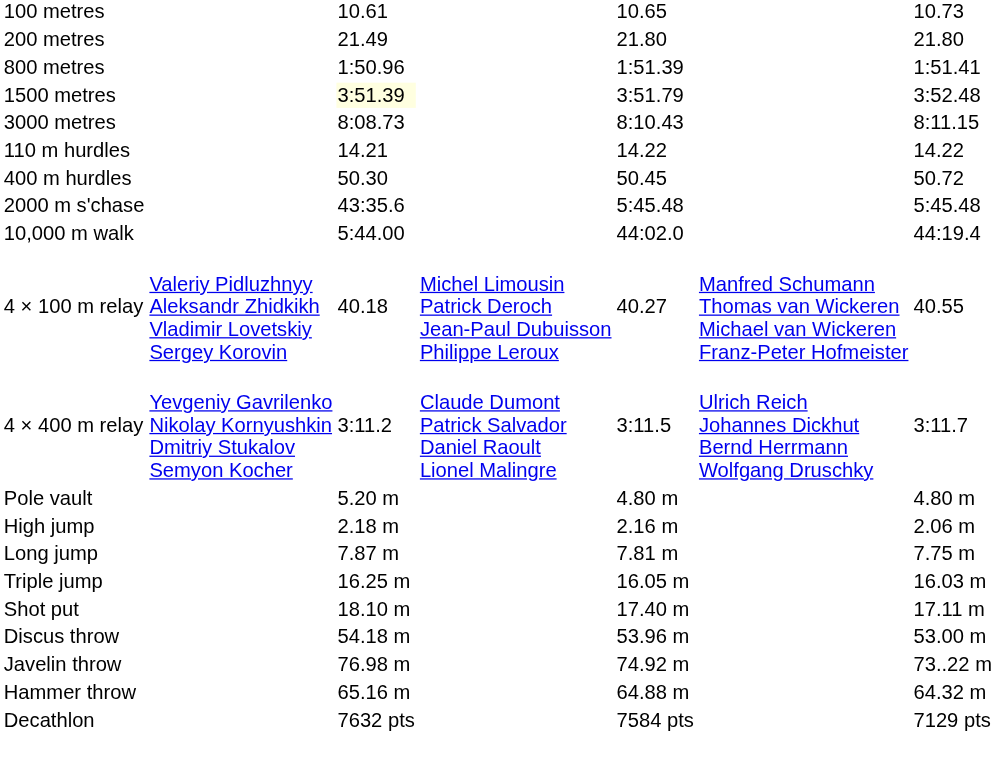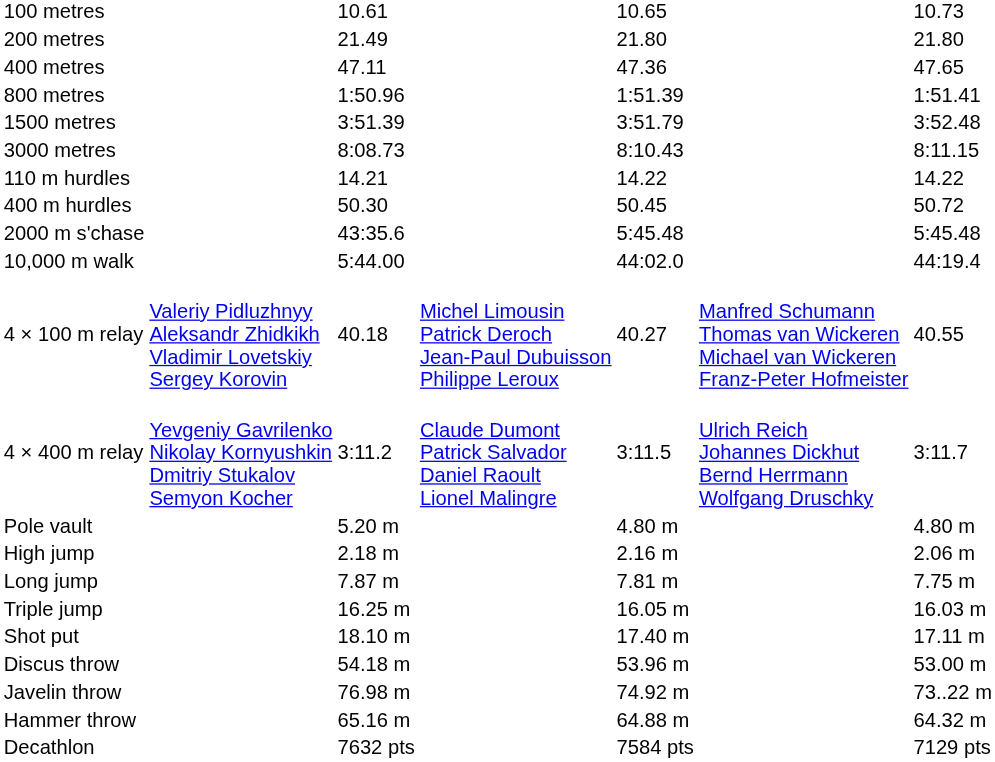+ row: (54, 67)
(371, 95) lightyellow background -> (371, 122) no background
